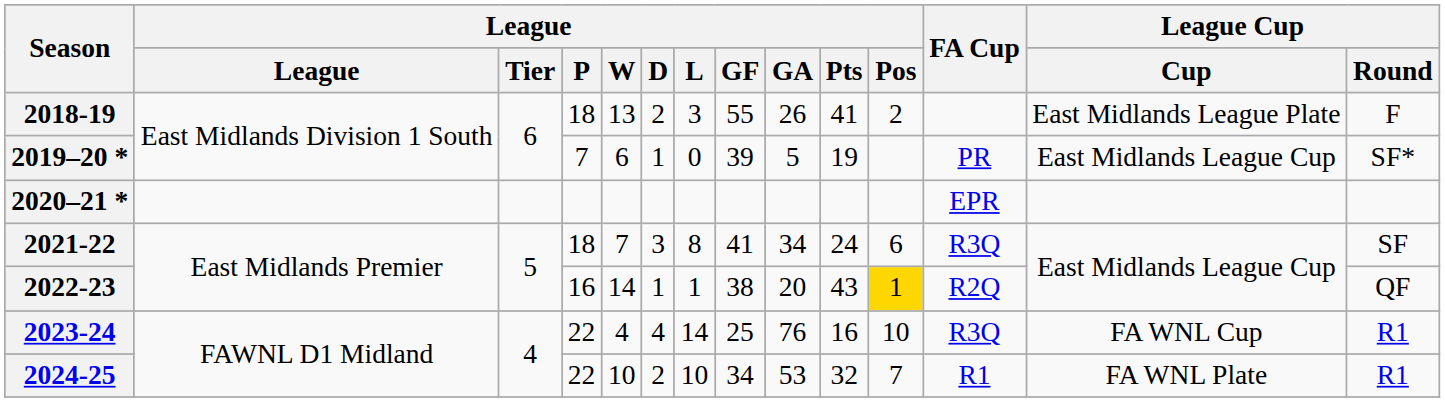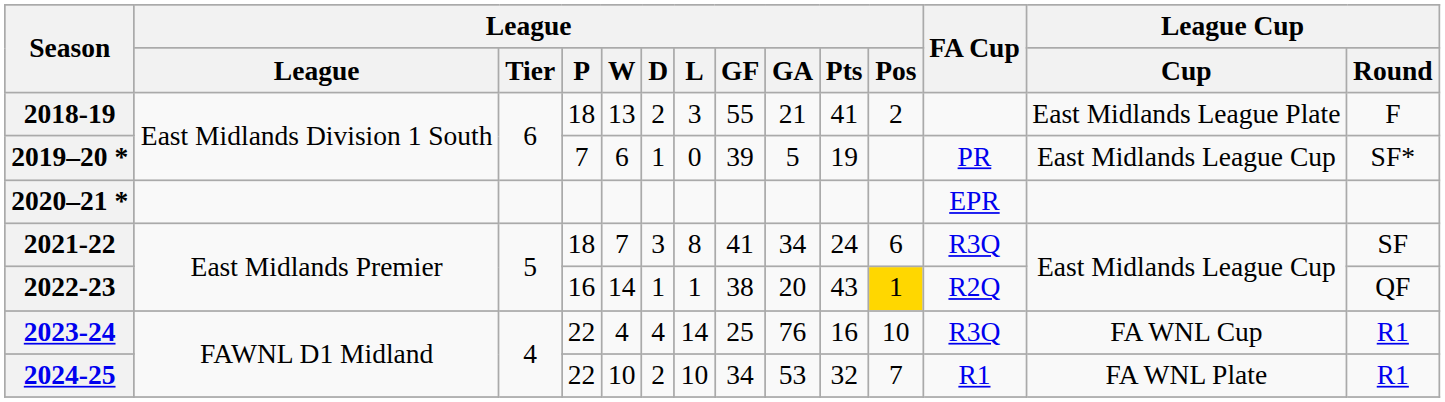(793, 113) 26 -> (793, 113) 21
